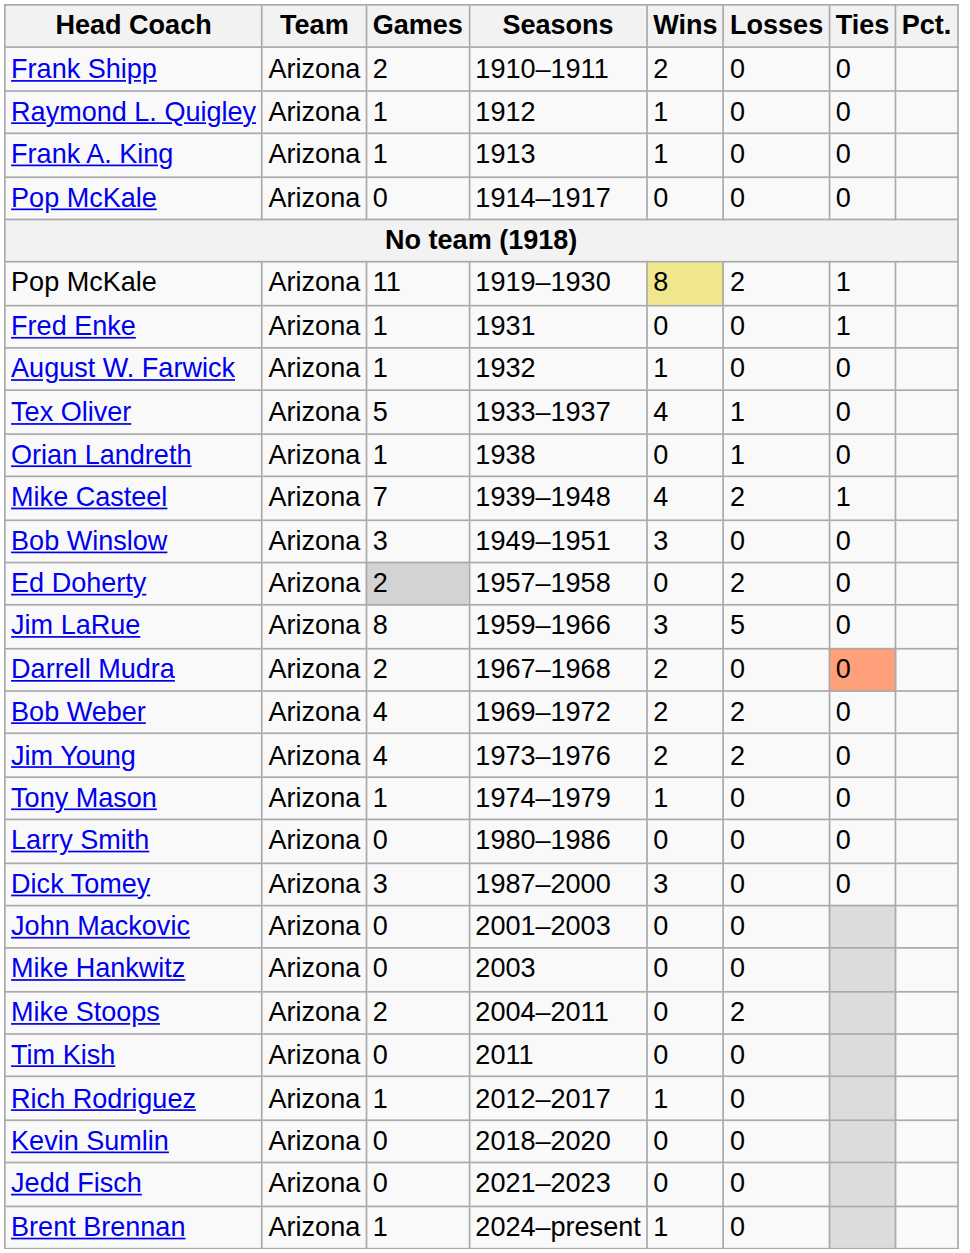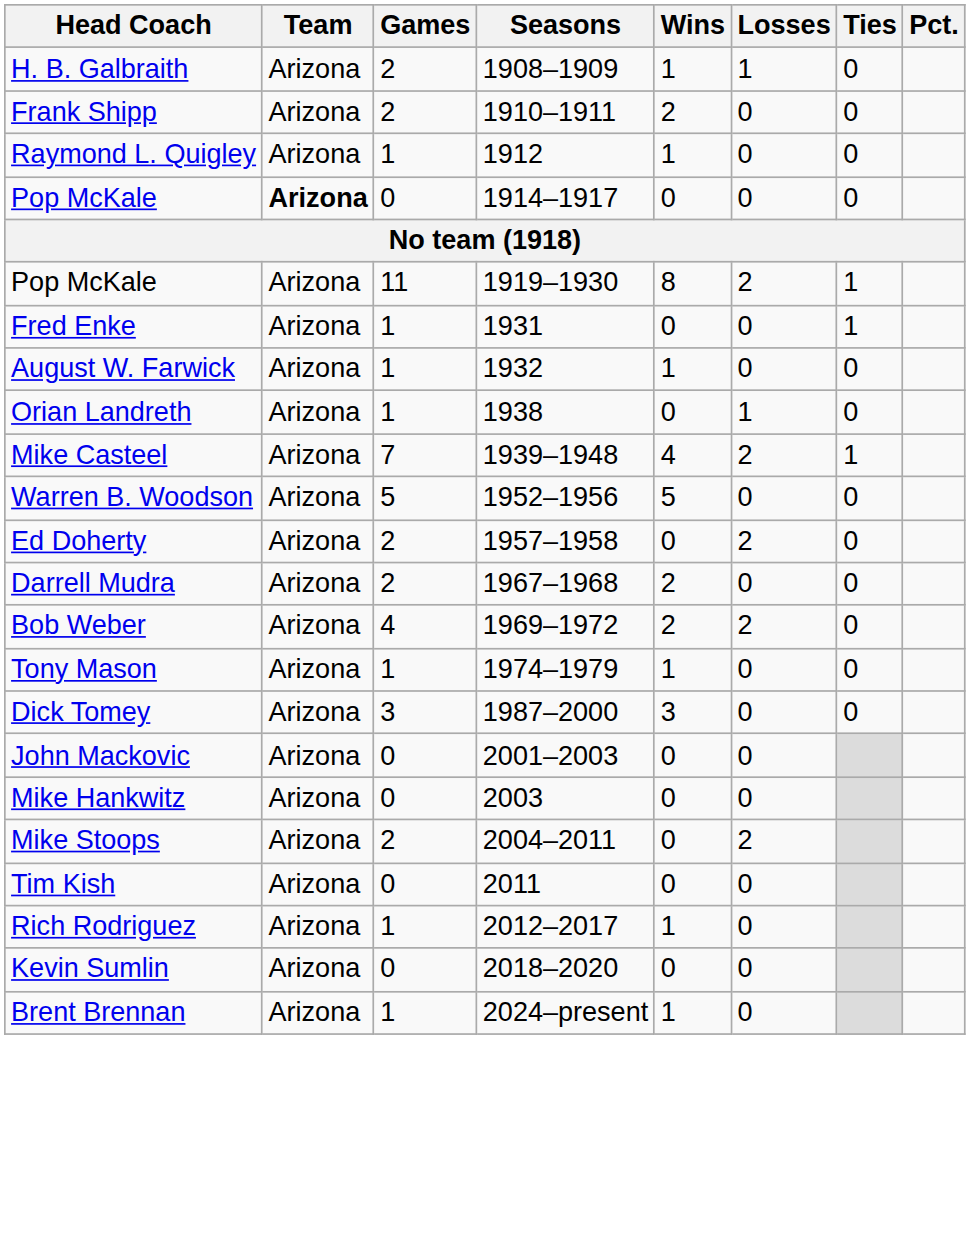+ row: (100, 68)
- row: (92, 154)
(314, 197) normal -> (318, 197) bold
(661, 283) khaki background -> (668, 283) no background
- row: (71, 411)
- row: (89, 540)
+ row: (132, 497)
(380, 583) lightgrey background -> (388, 540) no background
- row: (76, 626)
(843, 669) lightsalmon background -> (851, 583) no background
- row: (73, 754)
- row: (80, 840)
- row: (76, 1183)
